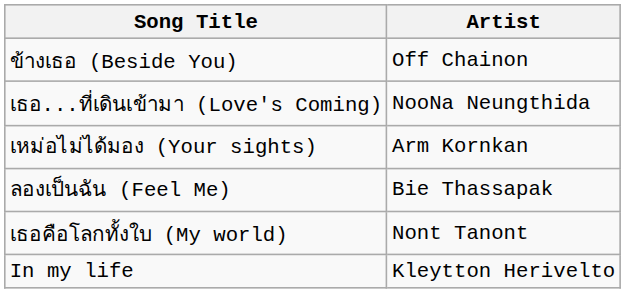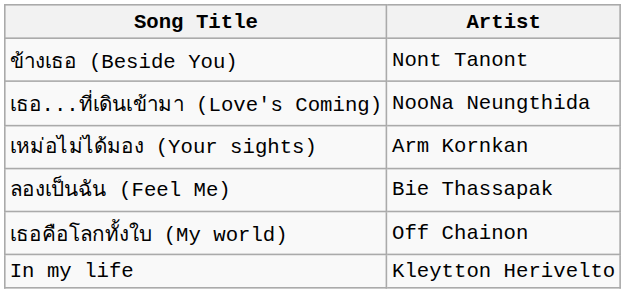(460, 60) Off Chainon -> (460, 60) Nont Tanont
(460, 233) Nont Tanont -> (460, 233) Off Chainon
